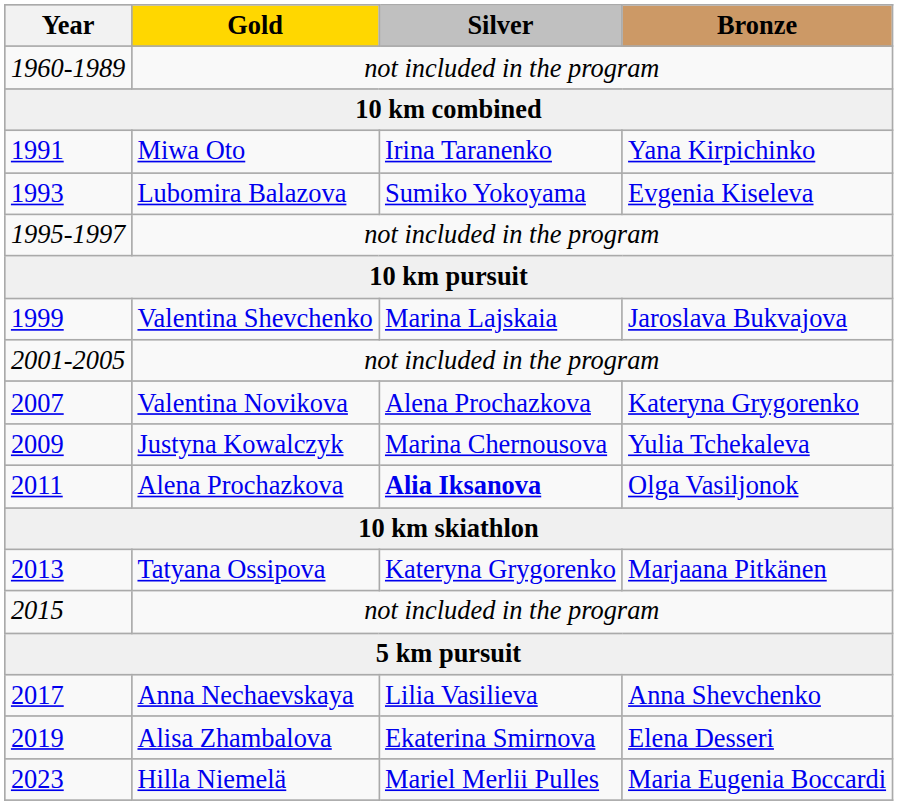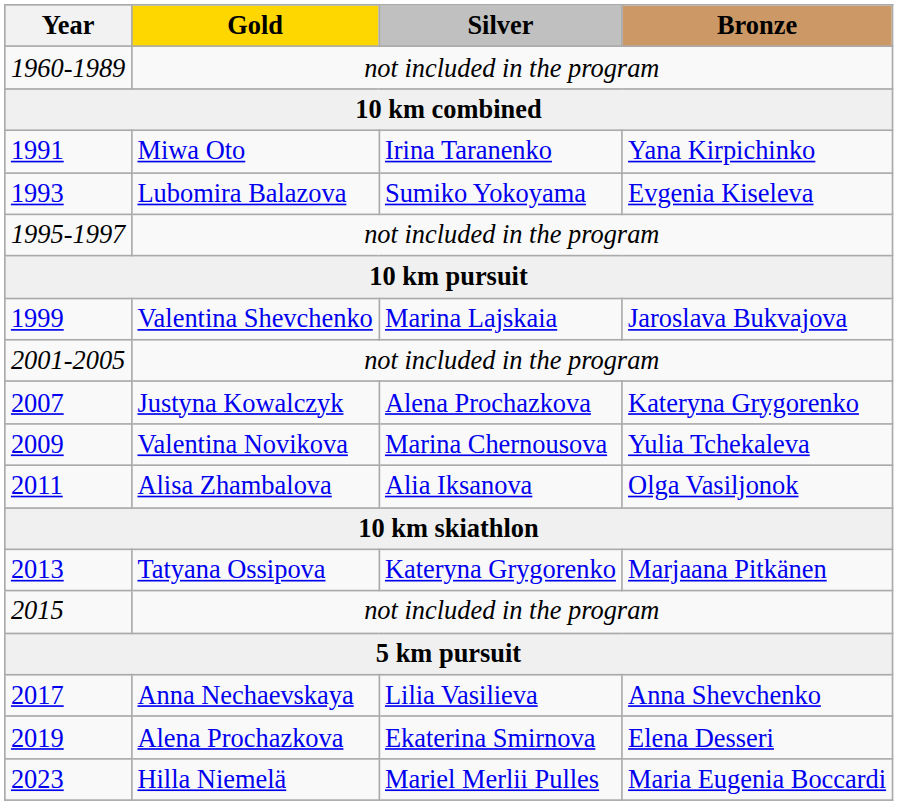(243, 402) Valentina Novikova -> (240, 402) Justyna Kowalczyk
(240, 444) Justyna Kowalczyk -> (243, 444) Valentina Novikova
(240, 485) Alena Prochazkova -> (235, 485) Alisa Zhambalova
(463, 485) bold -> (459, 485) normal
(235, 737) Alisa Zhambalova -> (240, 737) Alena Prochazkova
